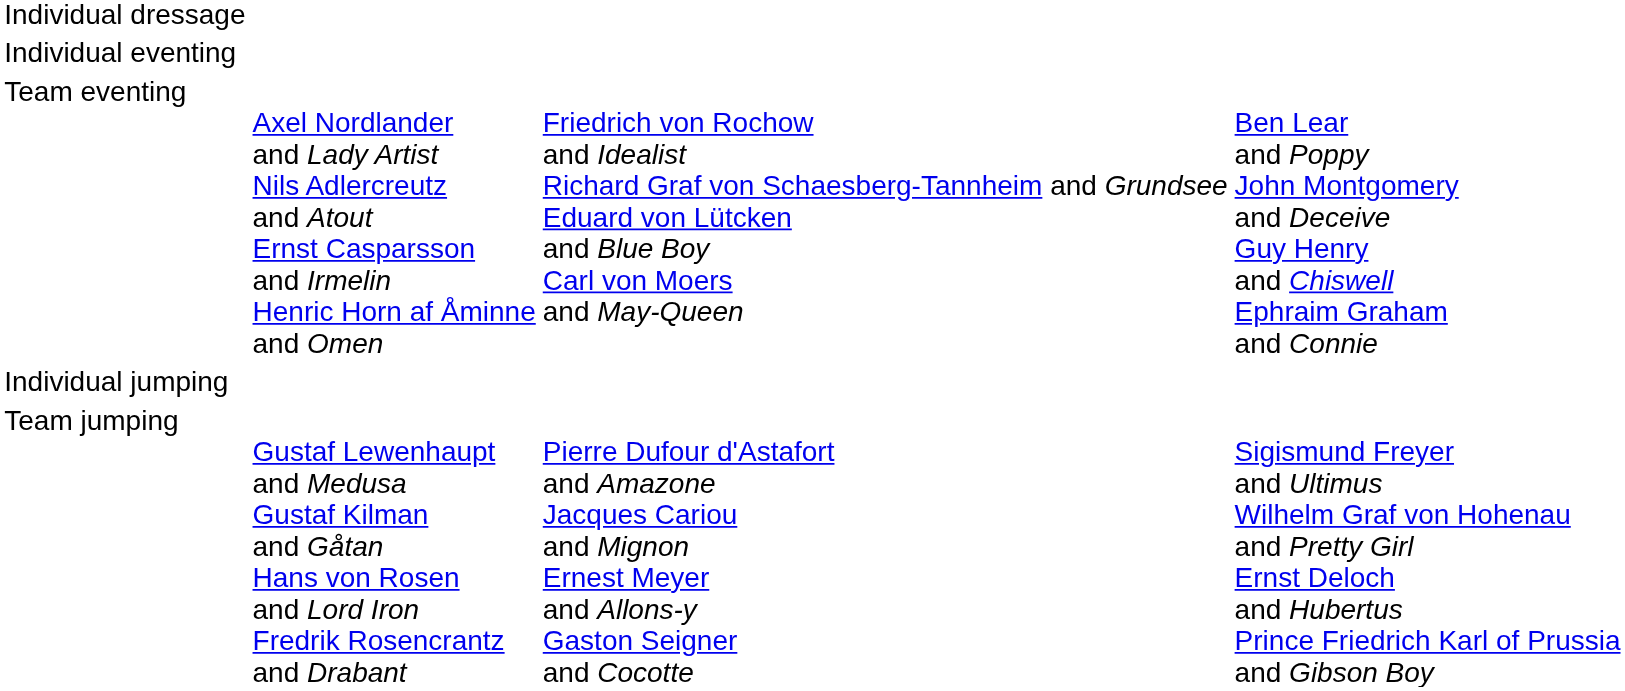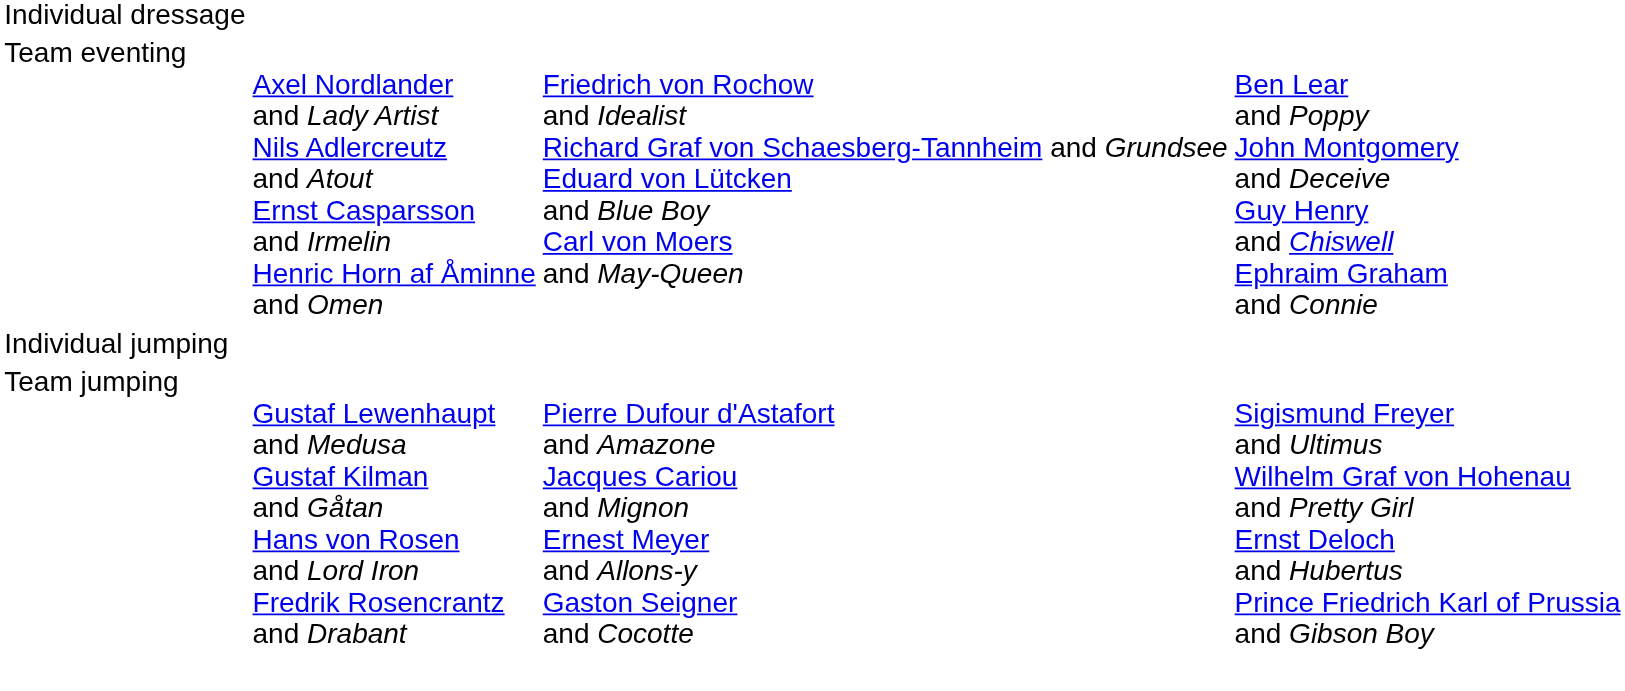- row: (120, 53)
